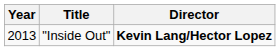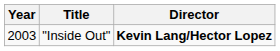(22, 35) 2013 -> (22, 35) 2003
